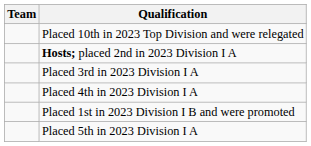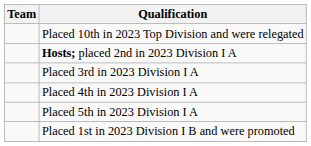rows swapped: (120, 131) <-> (168, 111)
